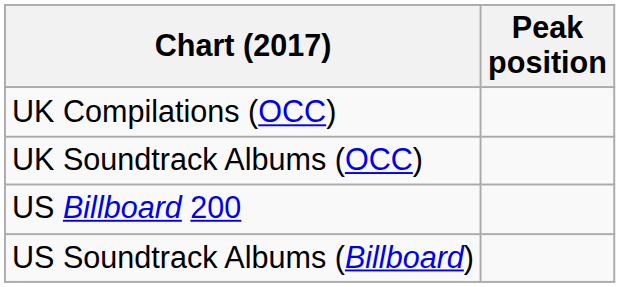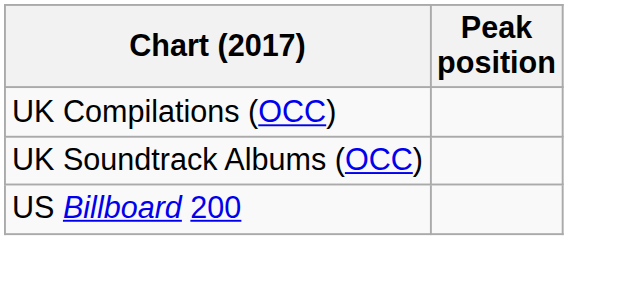- row: (243, 256)
